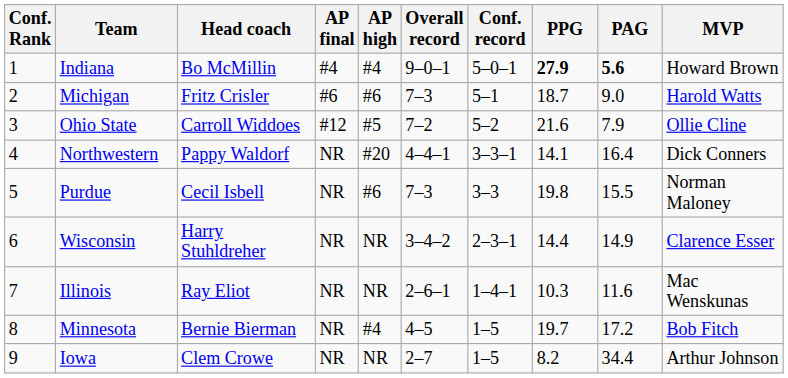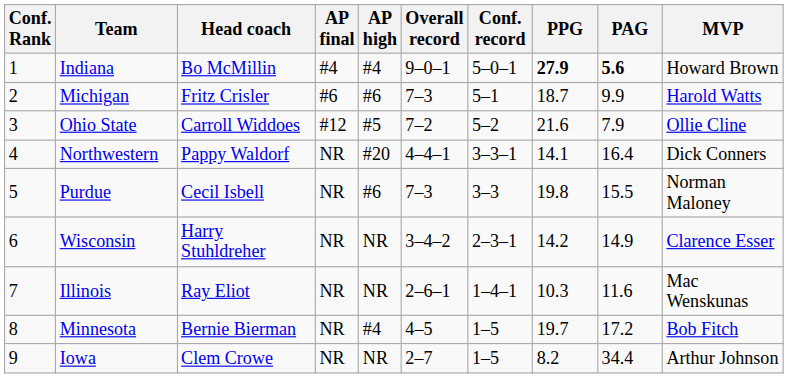(613, 96) 9.0 -> (613, 96) 9.9
(553, 241) 14.4 -> (553, 241) 14.2
